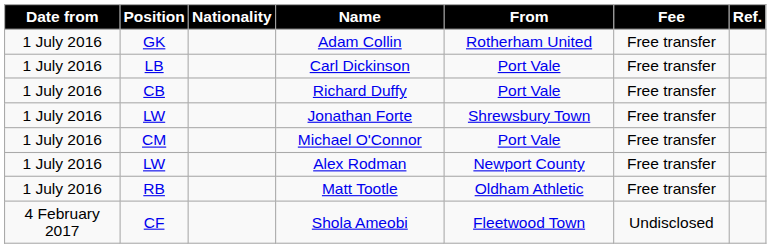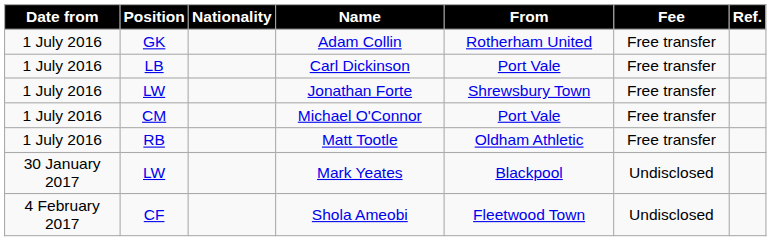- row: (360, 91)
- row: (360, 165)
+ row: (360, 173)
